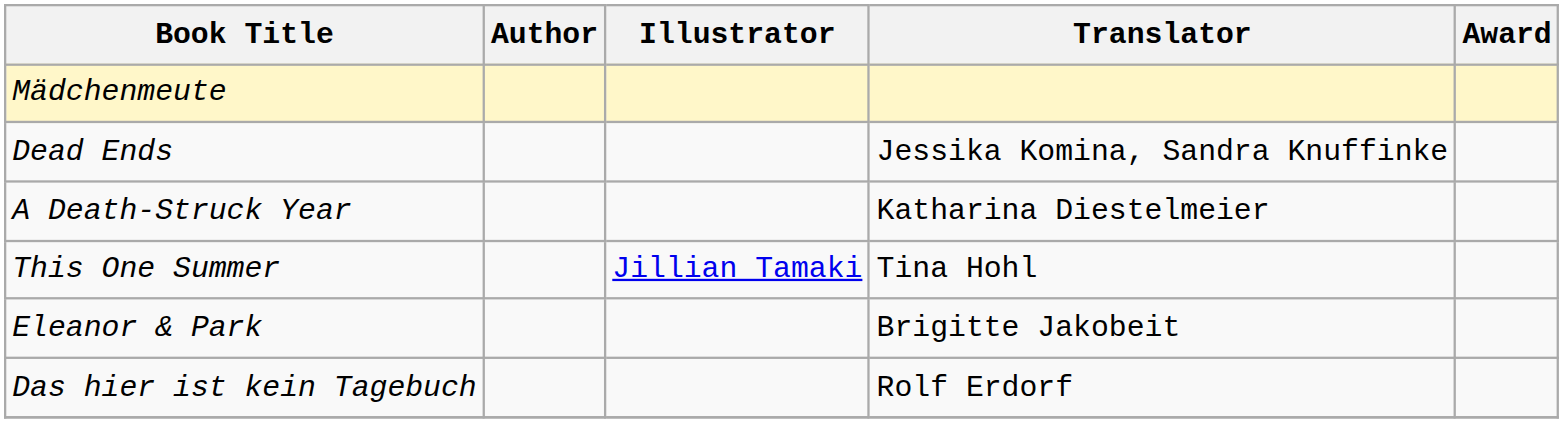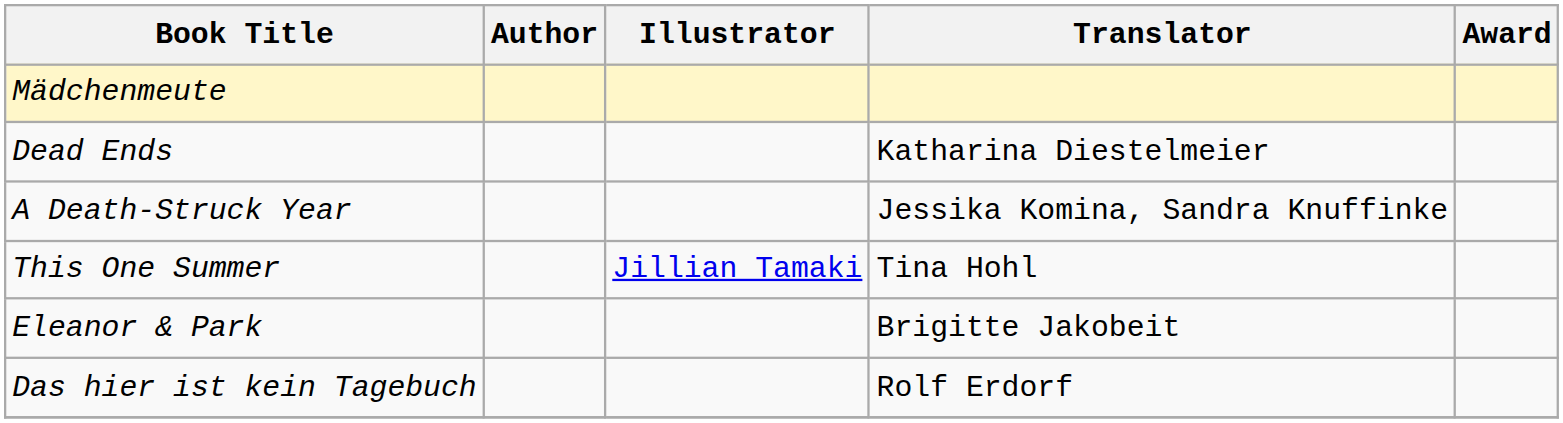(1162, 152) Jessika Komina, Sandra Knuffinke -> (1073, 152) Katharina Diestelmeier
(1073, 210) Katharina Diestelmeier -> (1162, 210) Jessika Komina, Sandra Knuffinke
